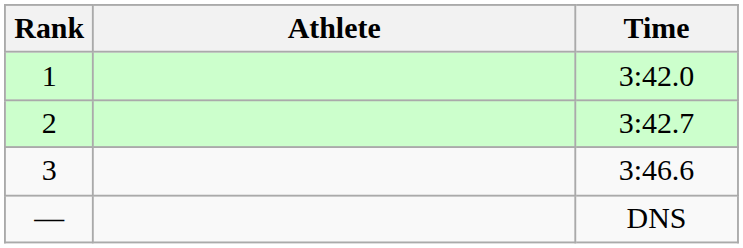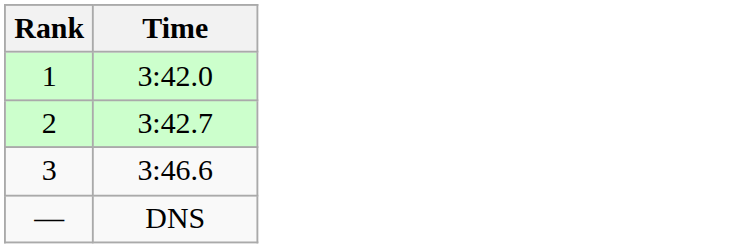- column: (334, 28)
